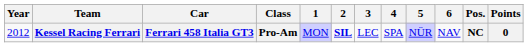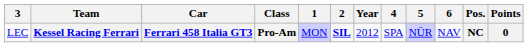columns swapped: (18, 14) <-> (368, 14)
